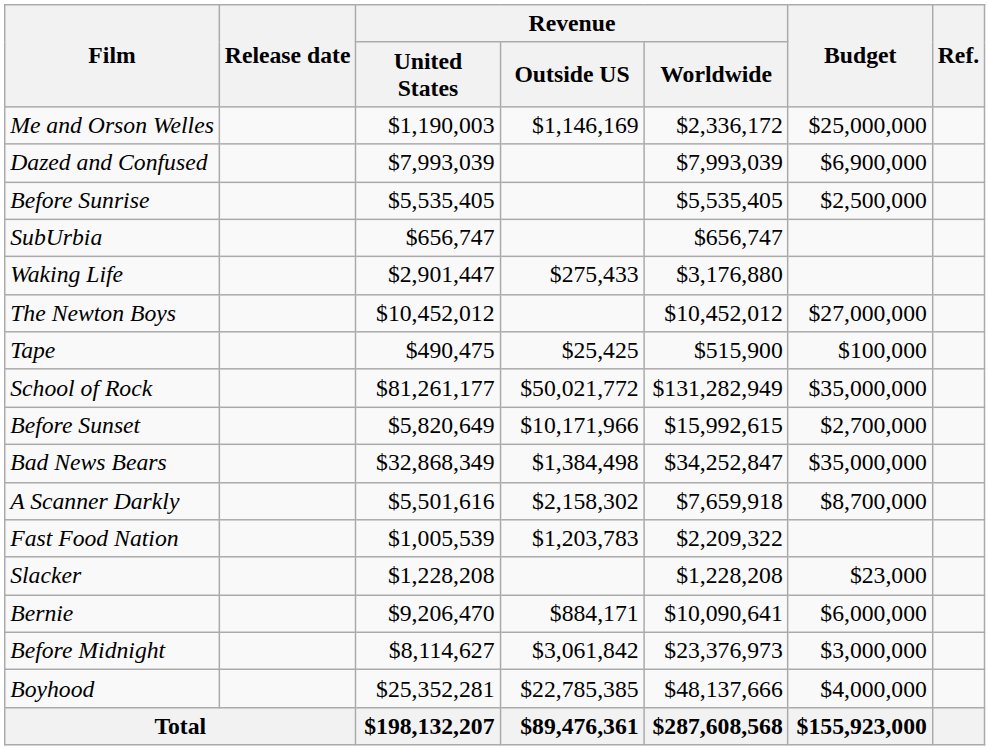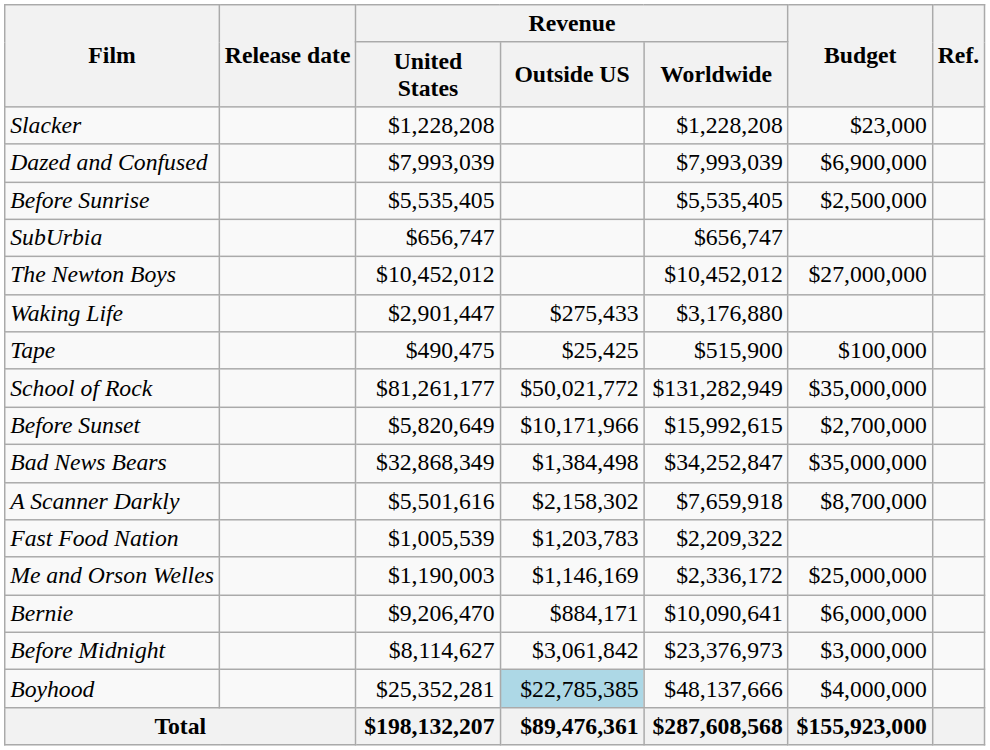rows swapped: (46, 575) <-> (112, 125)
rows swapped: (93, 312) <-> (67, 275)
(579, 688) no background -> (579, 688) lightblue background
